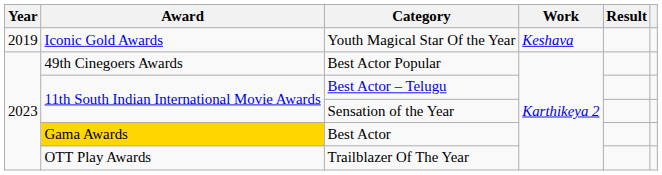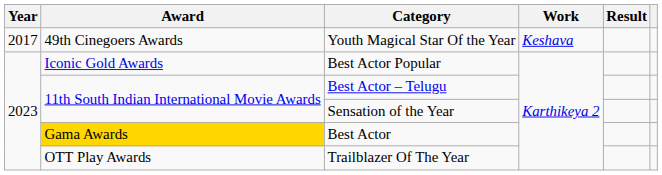(23, 39) 2019 -> (23, 39) 2017
(104, 39) Iconic Gold Awards -> (114, 39) 49th Cinegoers Awards
(114, 63) 49th Cinegoers Awards -> (104, 63) Iconic Gold Awards
